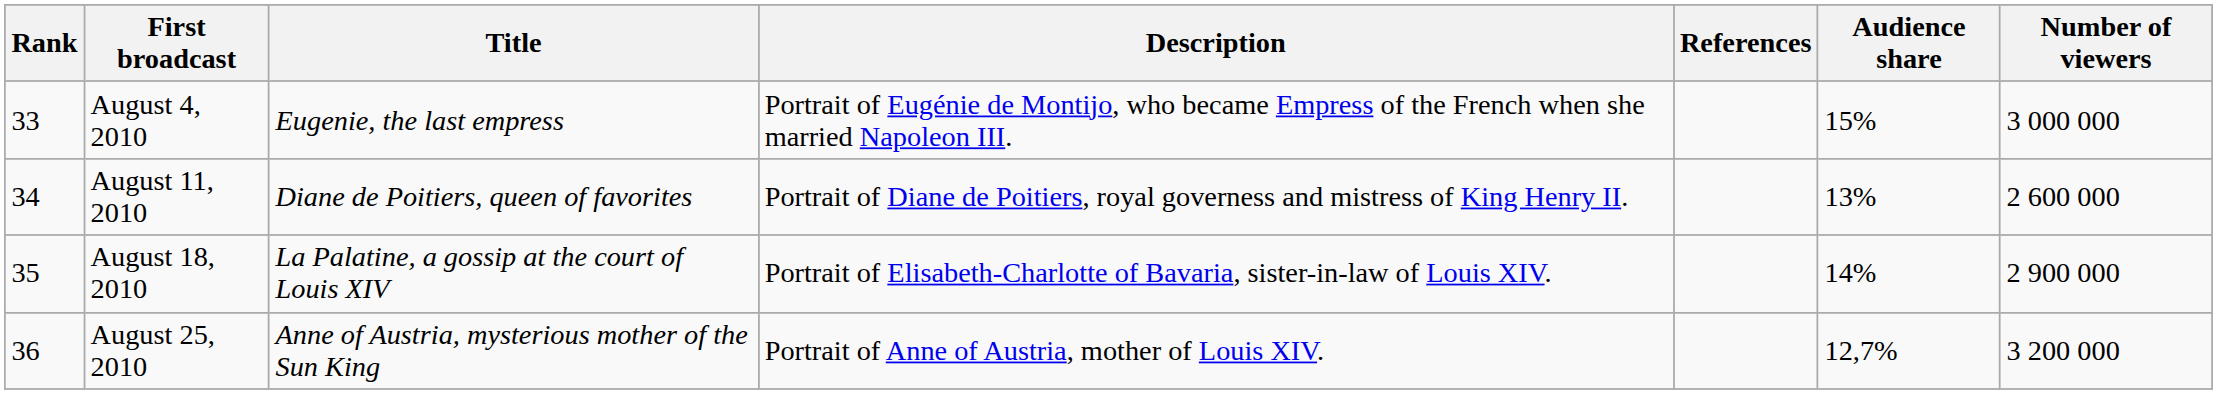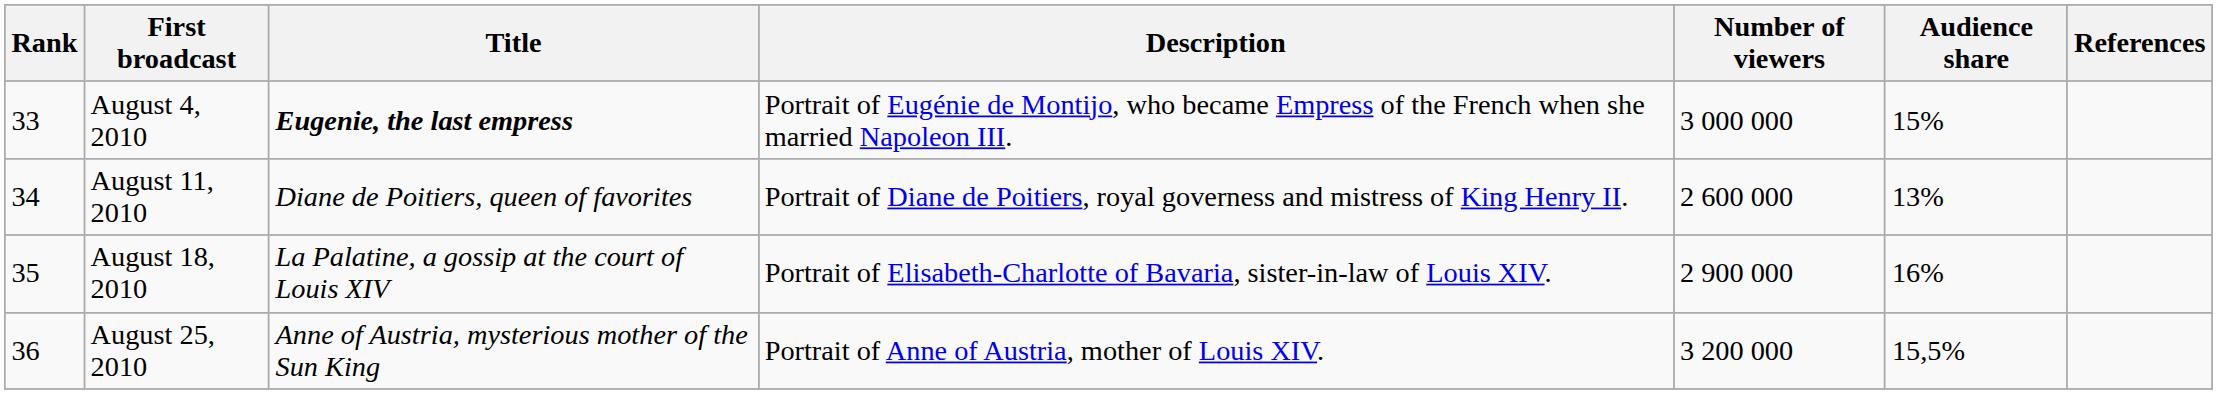columns swapped: (2106, 42) <-> (1746, 42)
(420, 119) normal -> (424, 119) bold
(1850, 273) 14% -> (1918, 273) 16%
(1861, 349) 12,7% -> (1929, 349) 15,5%
